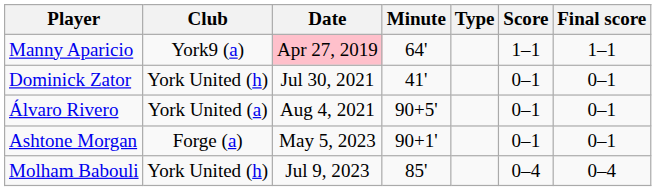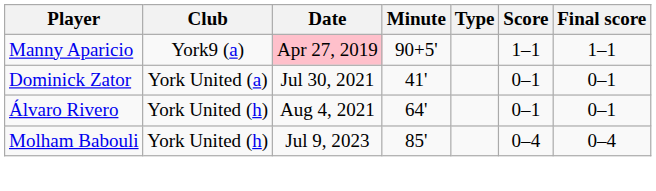(416, 49) 64' -> (416, 49) 90+5'
(208, 79) York United (h) -> (208, 79) York United (a)
(208, 110) York United (a) -> (208, 110) York United (h)
(416, 110) 90+5' -> (416, 110) 64'
- row: (73, 140)
